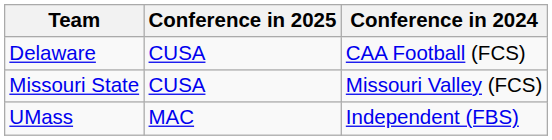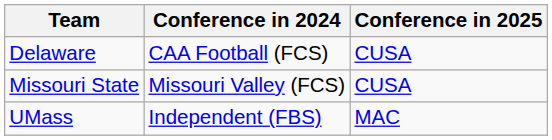columns swapped: (444, 20) <-> (242, 20)
